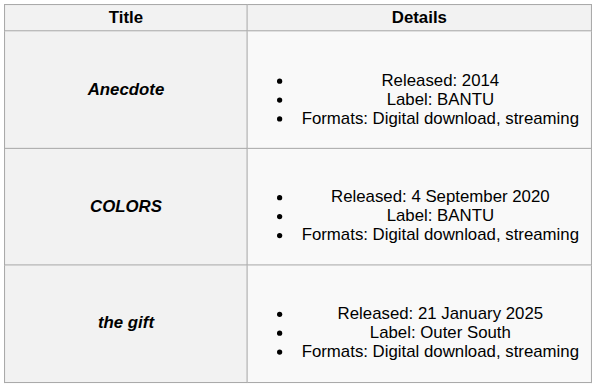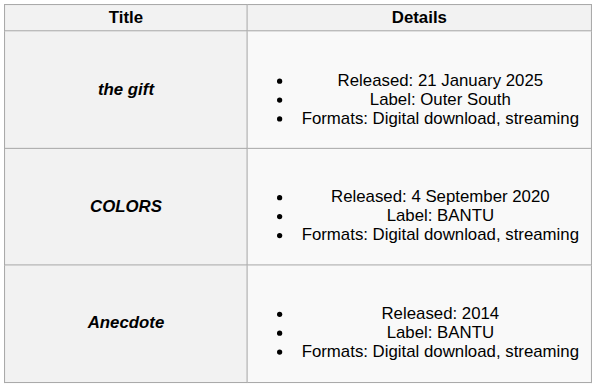rows swapped: (126, 89) <-> (126, 323)
